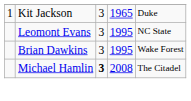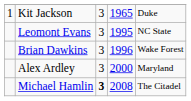(121, 50) 1995 -> (121, 50) 1996
+ row: (46, 68)
